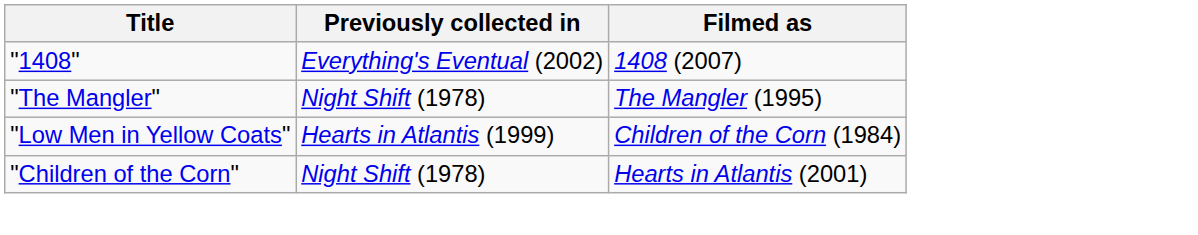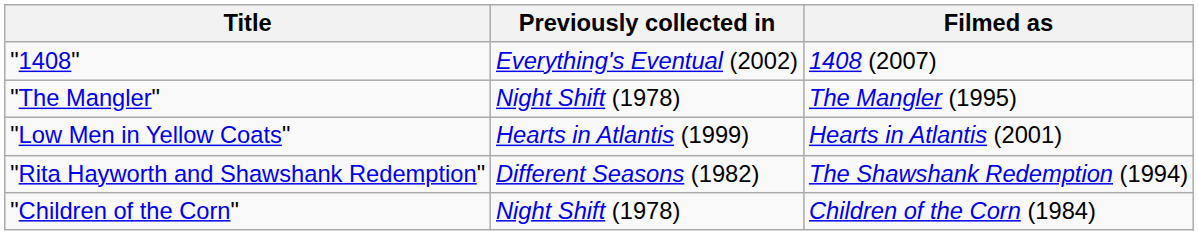(758, 135) Children of the Corn (1984) -> (936, 135) Hearts in Atlantis (2001)
+ row: (248, 173)
(741, 173) Hearts in Atlantis (2001) -> (952, 211) Children of the Corn (1984)
